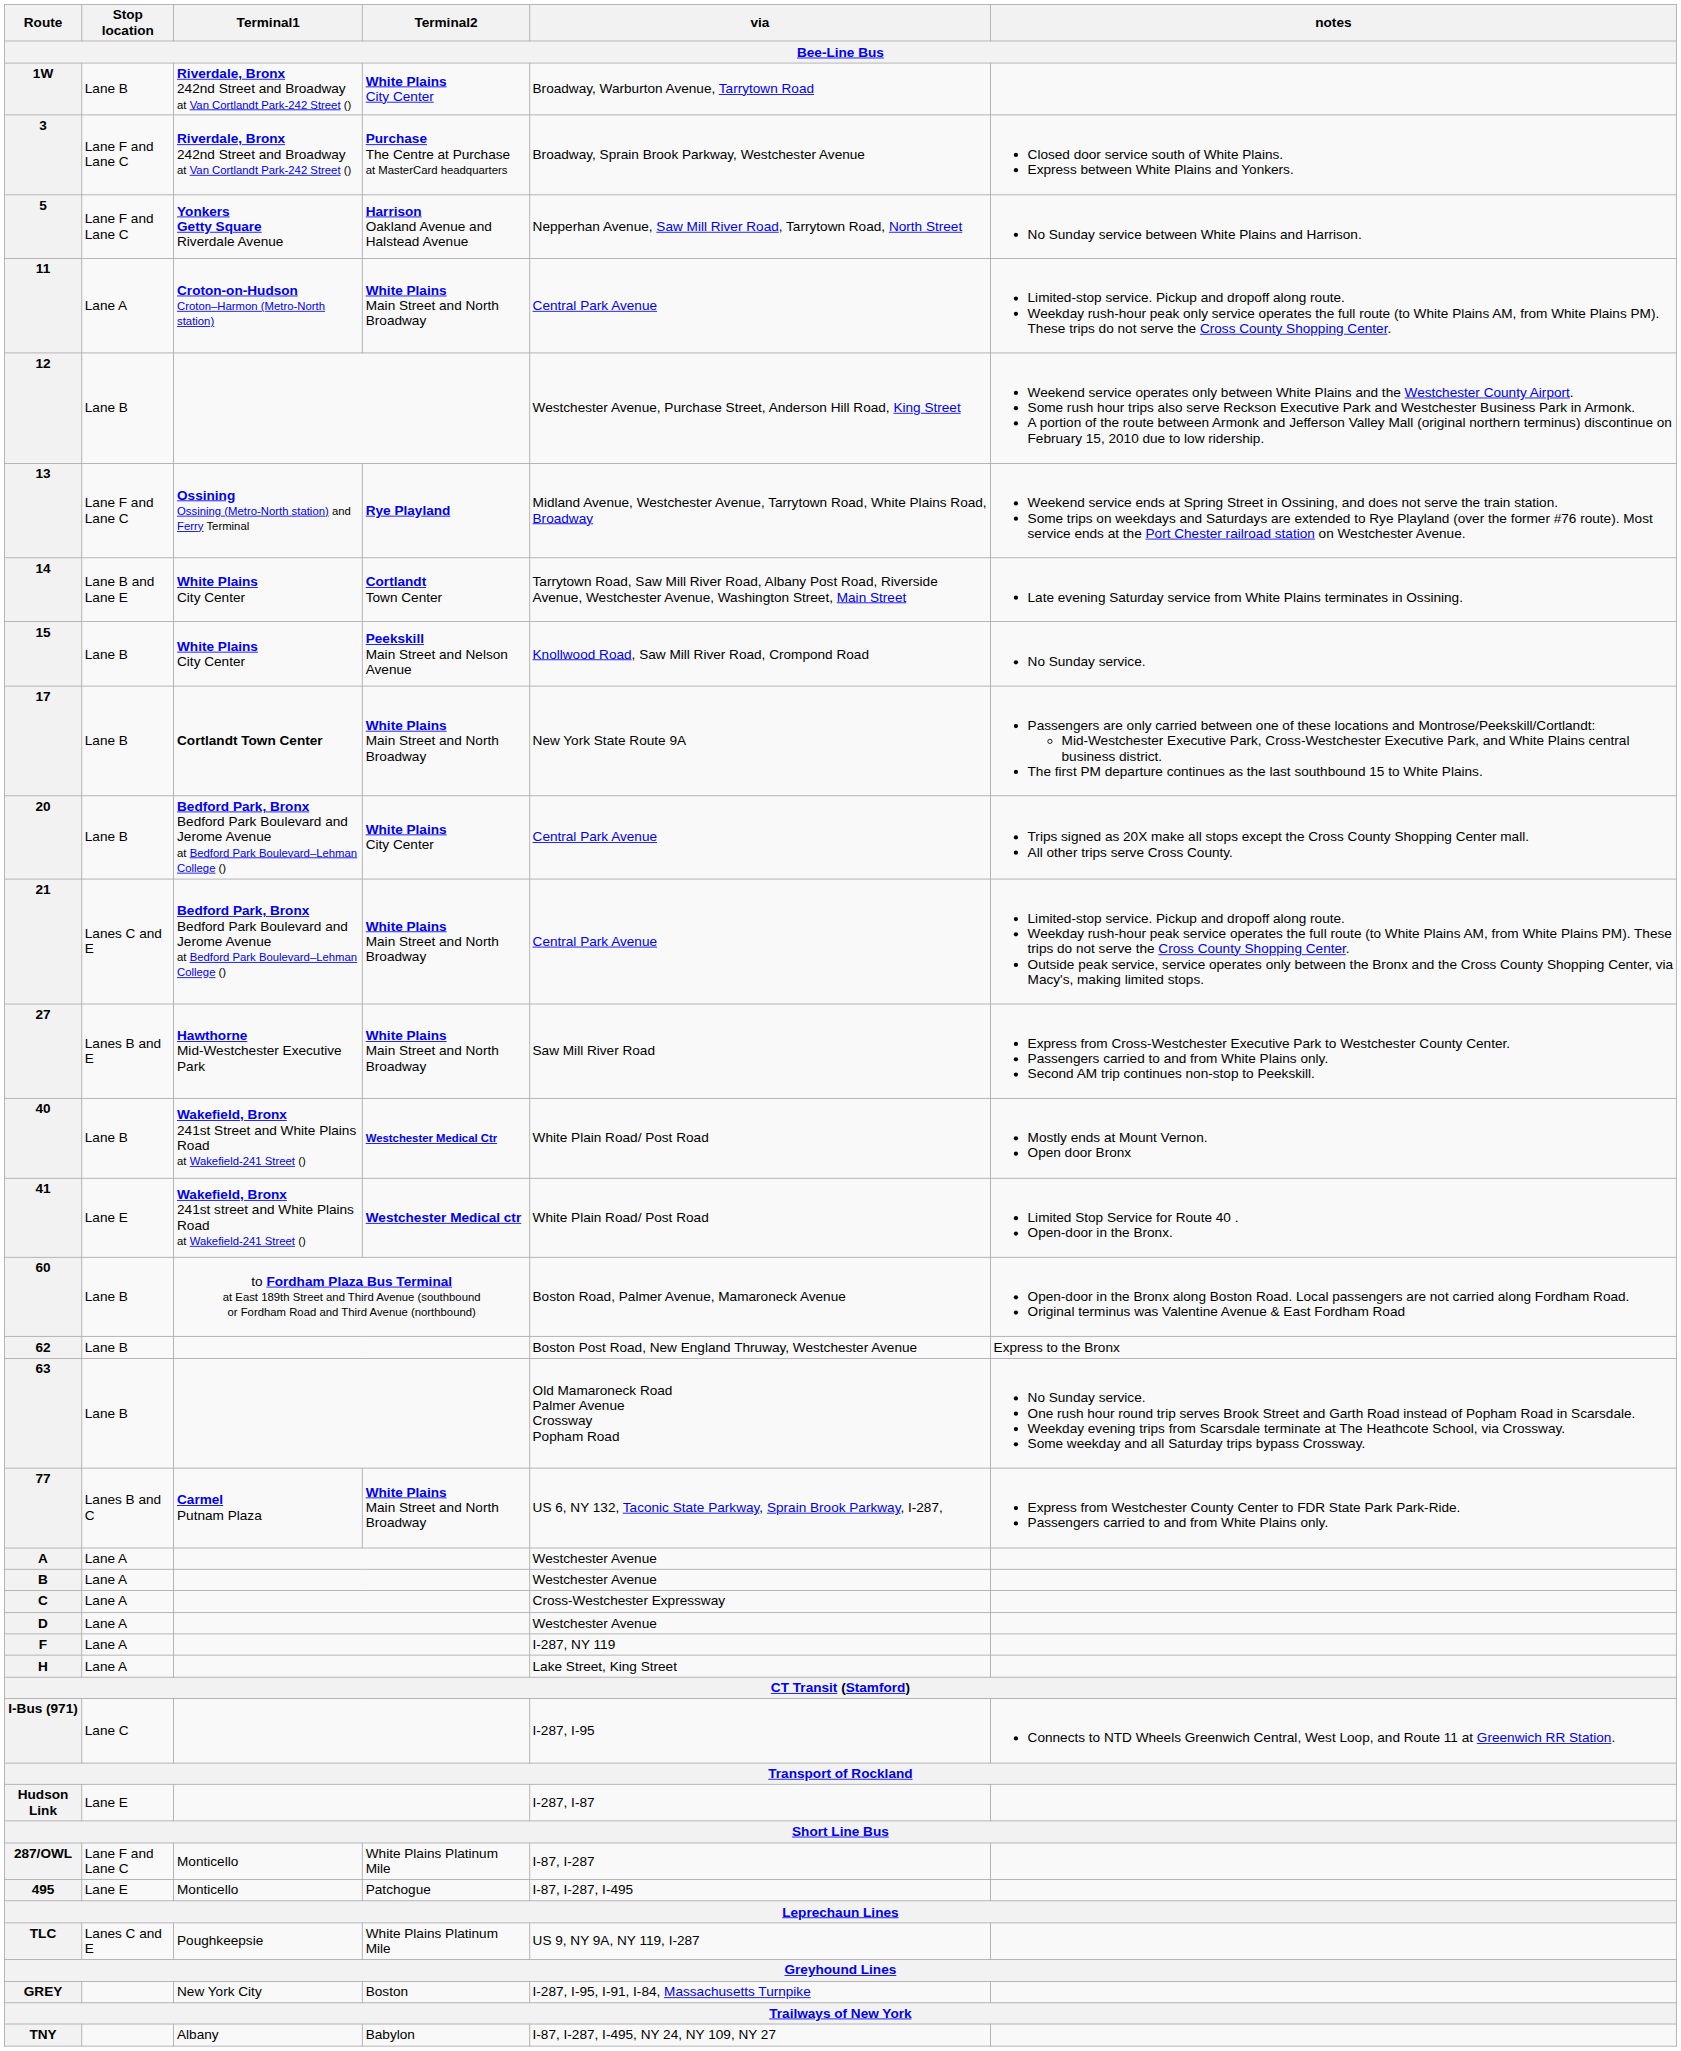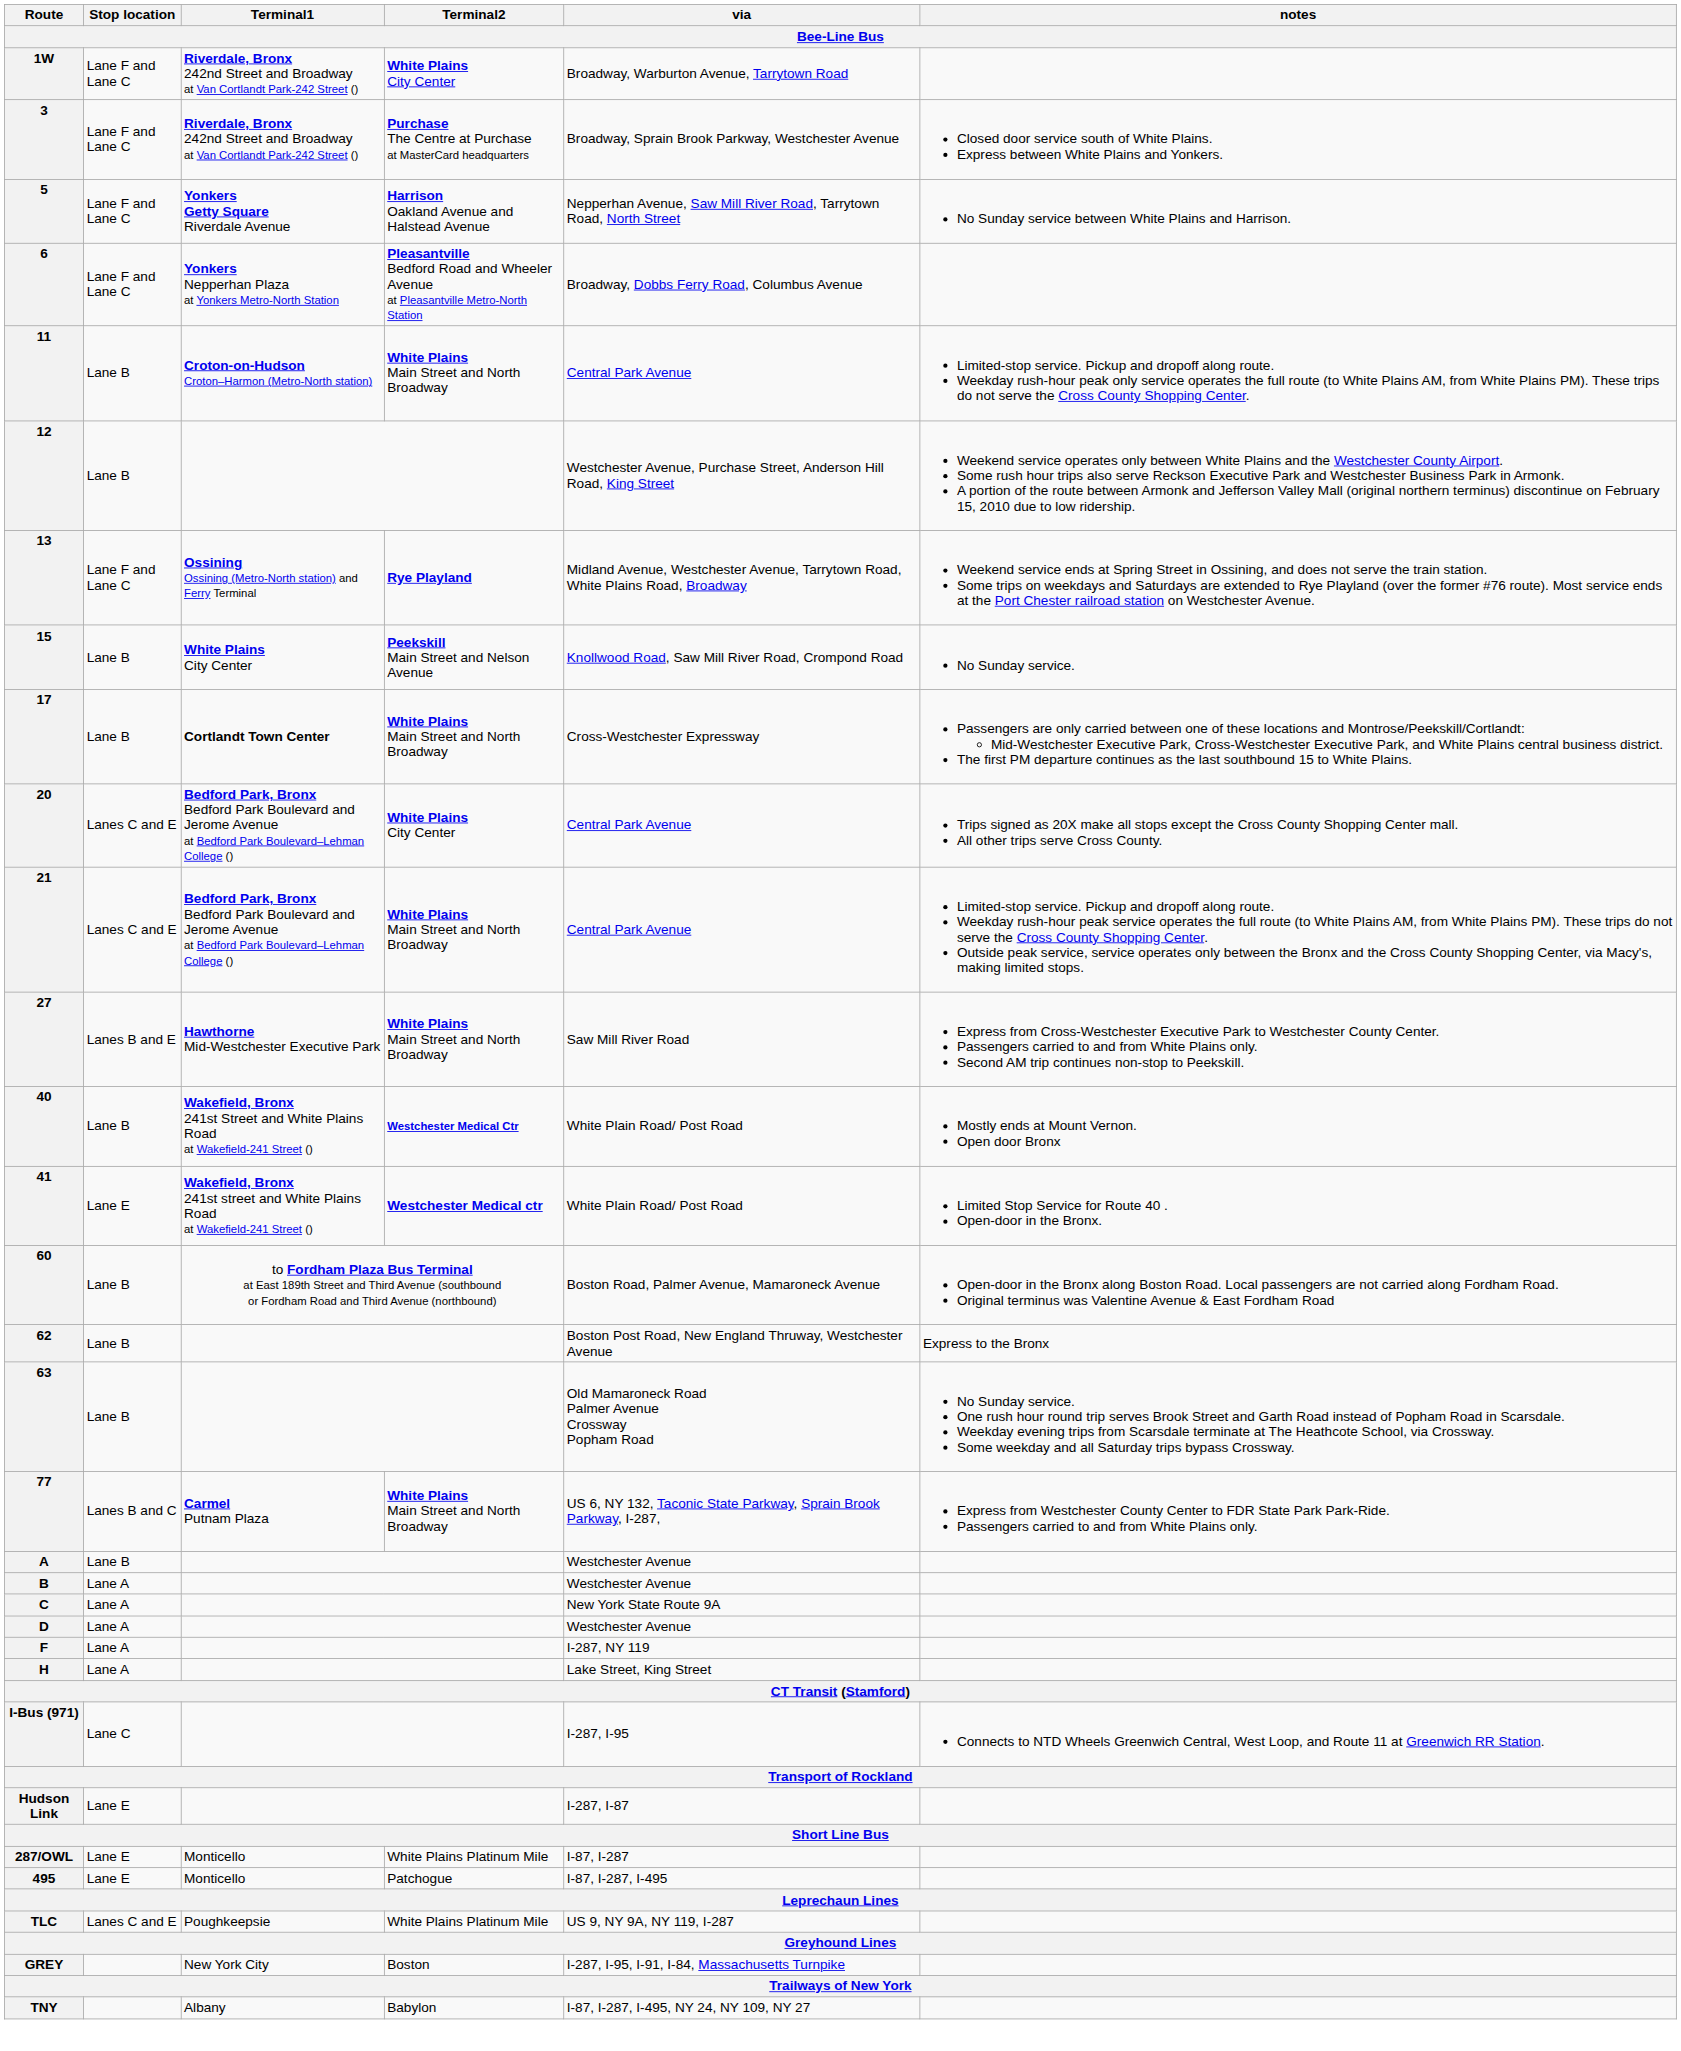(106, 89) Lane B -> (121, 73) Lane F and Lane C
+ row: (44, 254)
(106, 305) Lane A -> (108, 373) Lane B
- row: (43, 569)
(609, 740) New York State Route 9A -> (663, 736) Cross-Westchester Expressway
(106, 837) Lane B -> (132, 825) Lanes C and E
(106, 1558) Lane A -> (108, 1561) Lane B
(629, 1601) Cross-Westchester Expressway -> (644, 1604) New York State Route 9A
(119, 1861) Lane F and Lane C -> (108, 1856) Lane E
